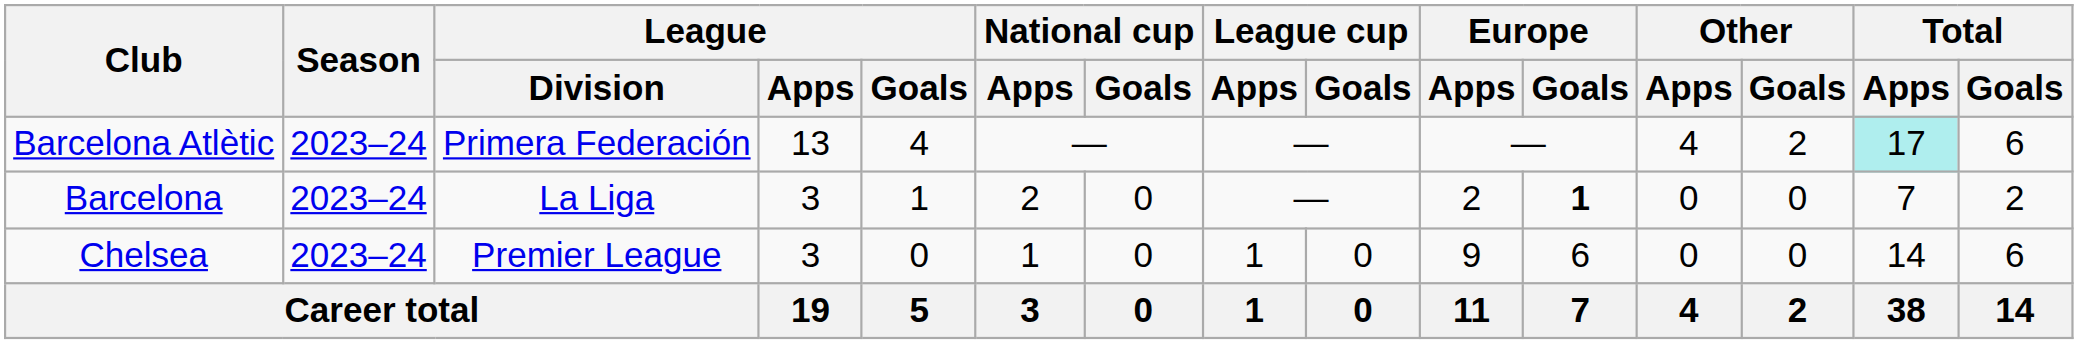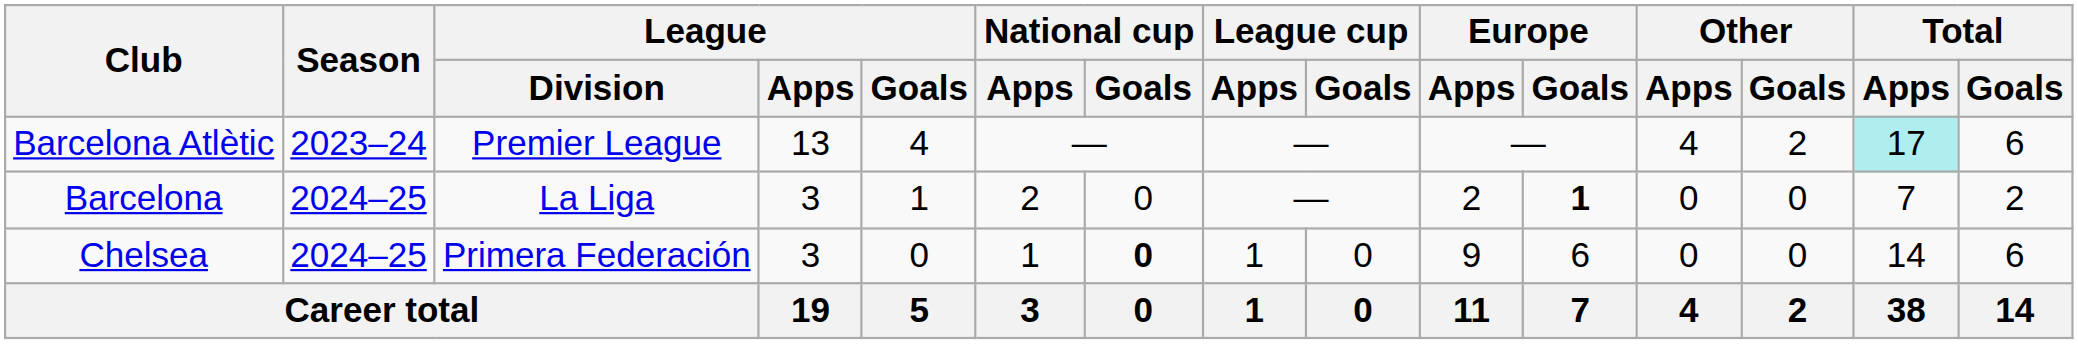(597, 143) Primera Federación -> (597, 143) Premier League
(359, 198) 2023–24 -> (359, 198) 2024–25
(359, 254) 2023–24 -> (359, 254) 2024–25
(597, 254) Premier League -> (597, 254) Primera Federación
(1143, 254) normal -> (1143, 254) bold
